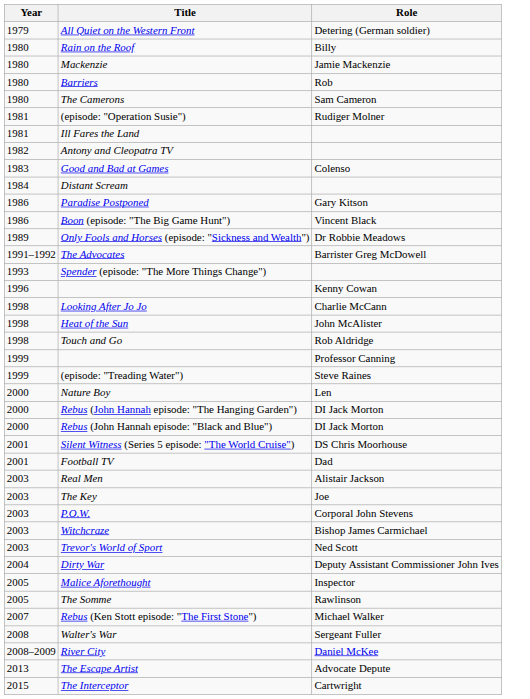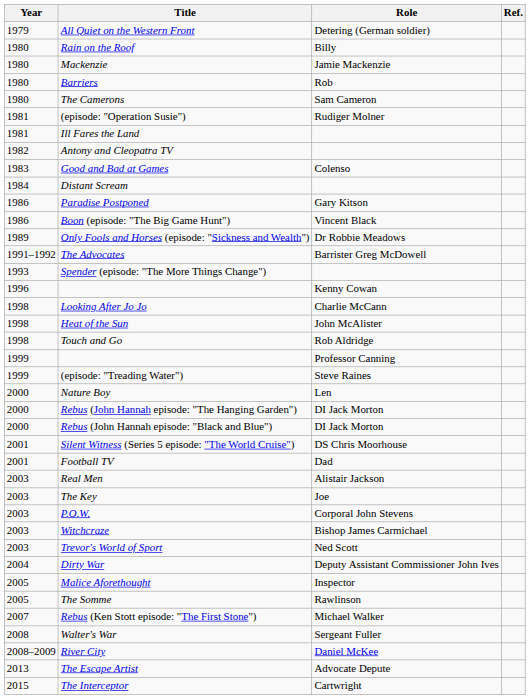+ column: (513, 13)
